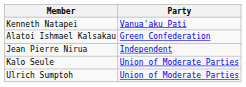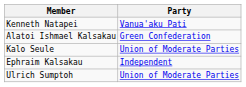- row: (47, 50)
+ row: (44, 62)
